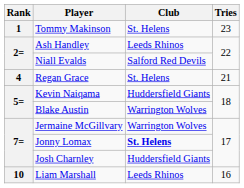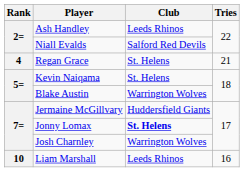- row: (73, 28)
(169, 93) Huddersfield Giants -> (148, 77) St. Helens
(167, 126) Warrington Wolves -> (169, 110) Huddersfield Giants
(169, 158) Huddersfield Giants -> (167, 142) Warrington Wolves
